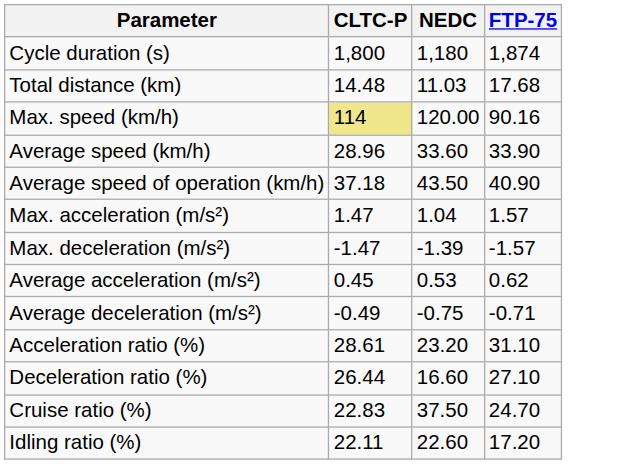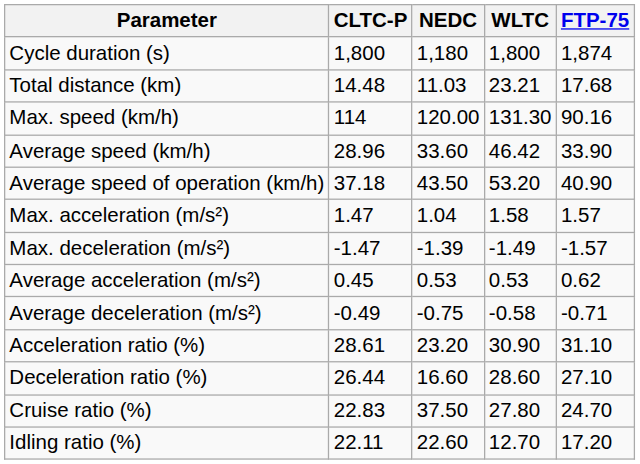+ column: (520, 20)
(350, 118) khaki background -> (350, 118) no background
